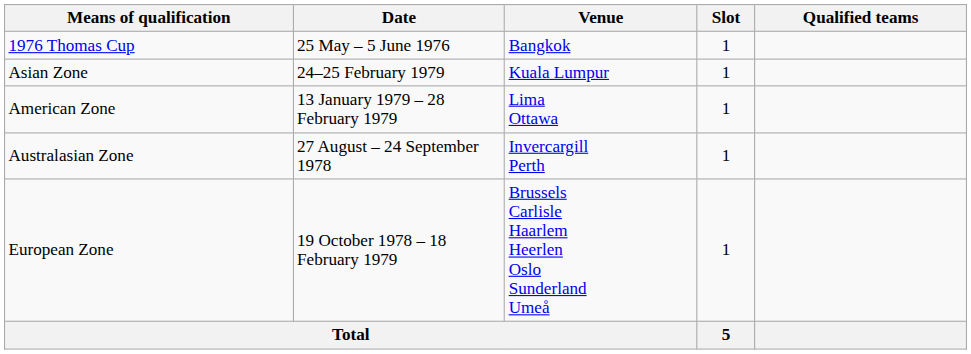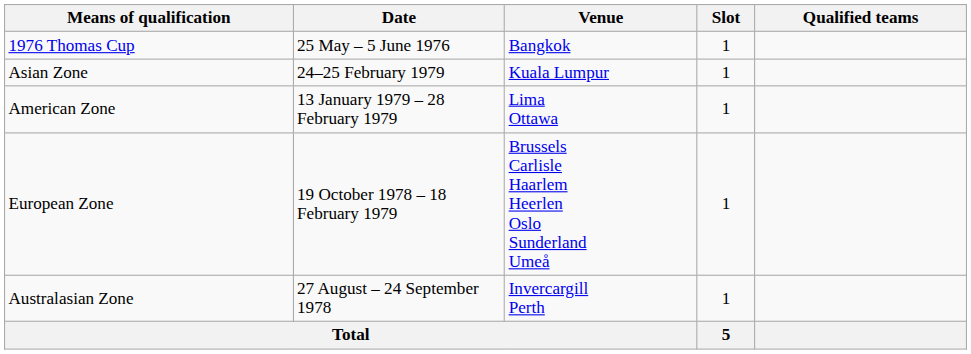rows swapped: (61, 250) <-> (71, 155)
